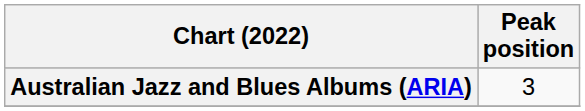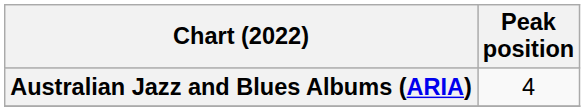(528, 86) 3 -> (528, 86) 4
